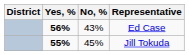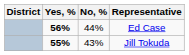(94, 27) 43% -> (94, 27) 44%
(94, 43) 45% -> (94, 43) 43%
